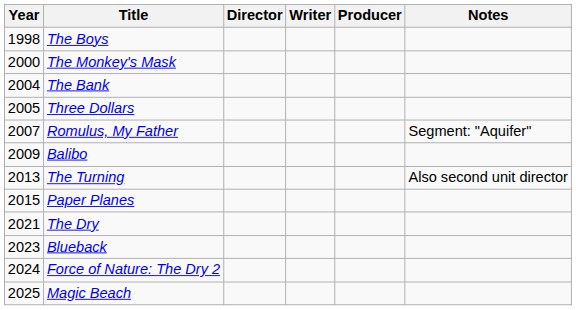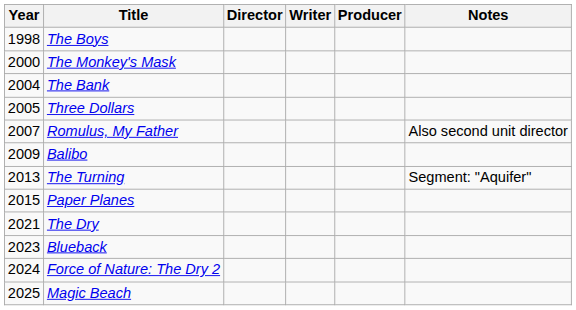(470, 131) Segment: "Aquifer" -> (488, 131) Also second unit director
(488, 177) Also second unit director -> (470, 177) Segment: "Aquifer"
